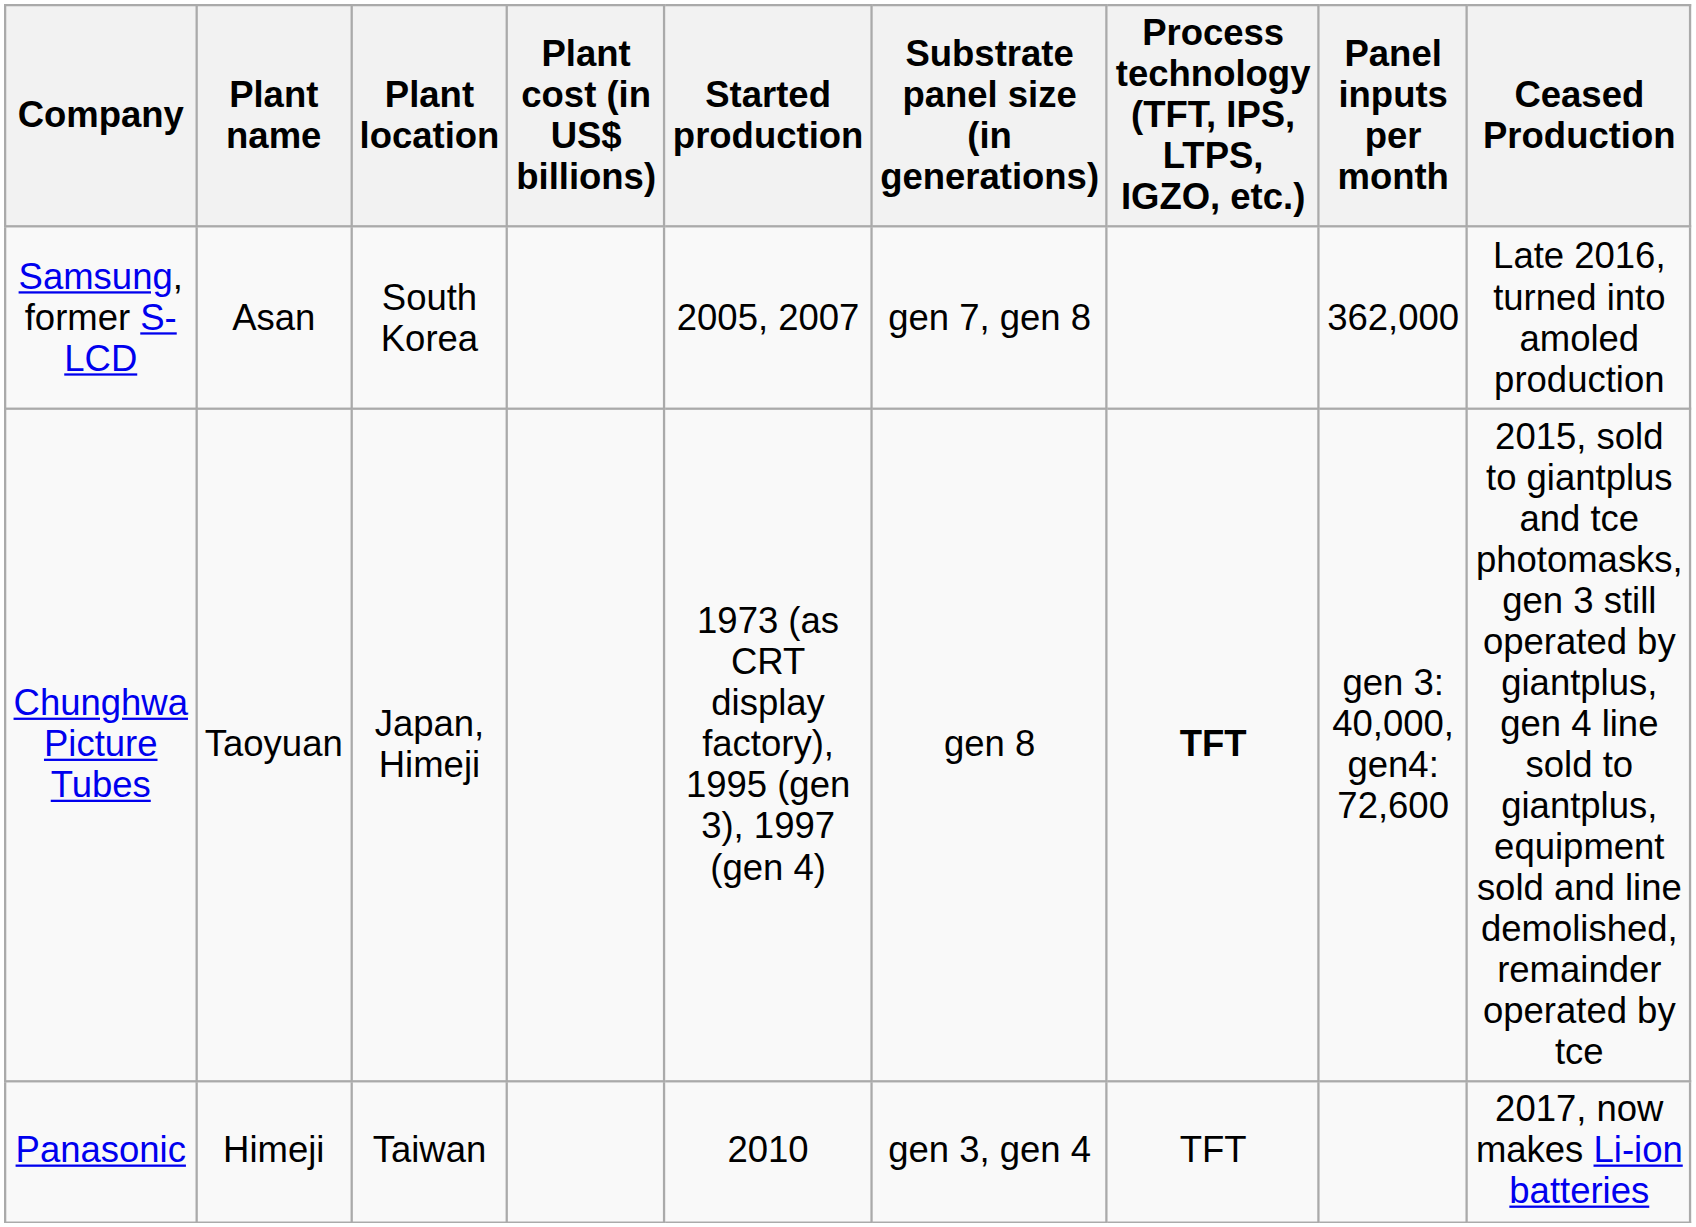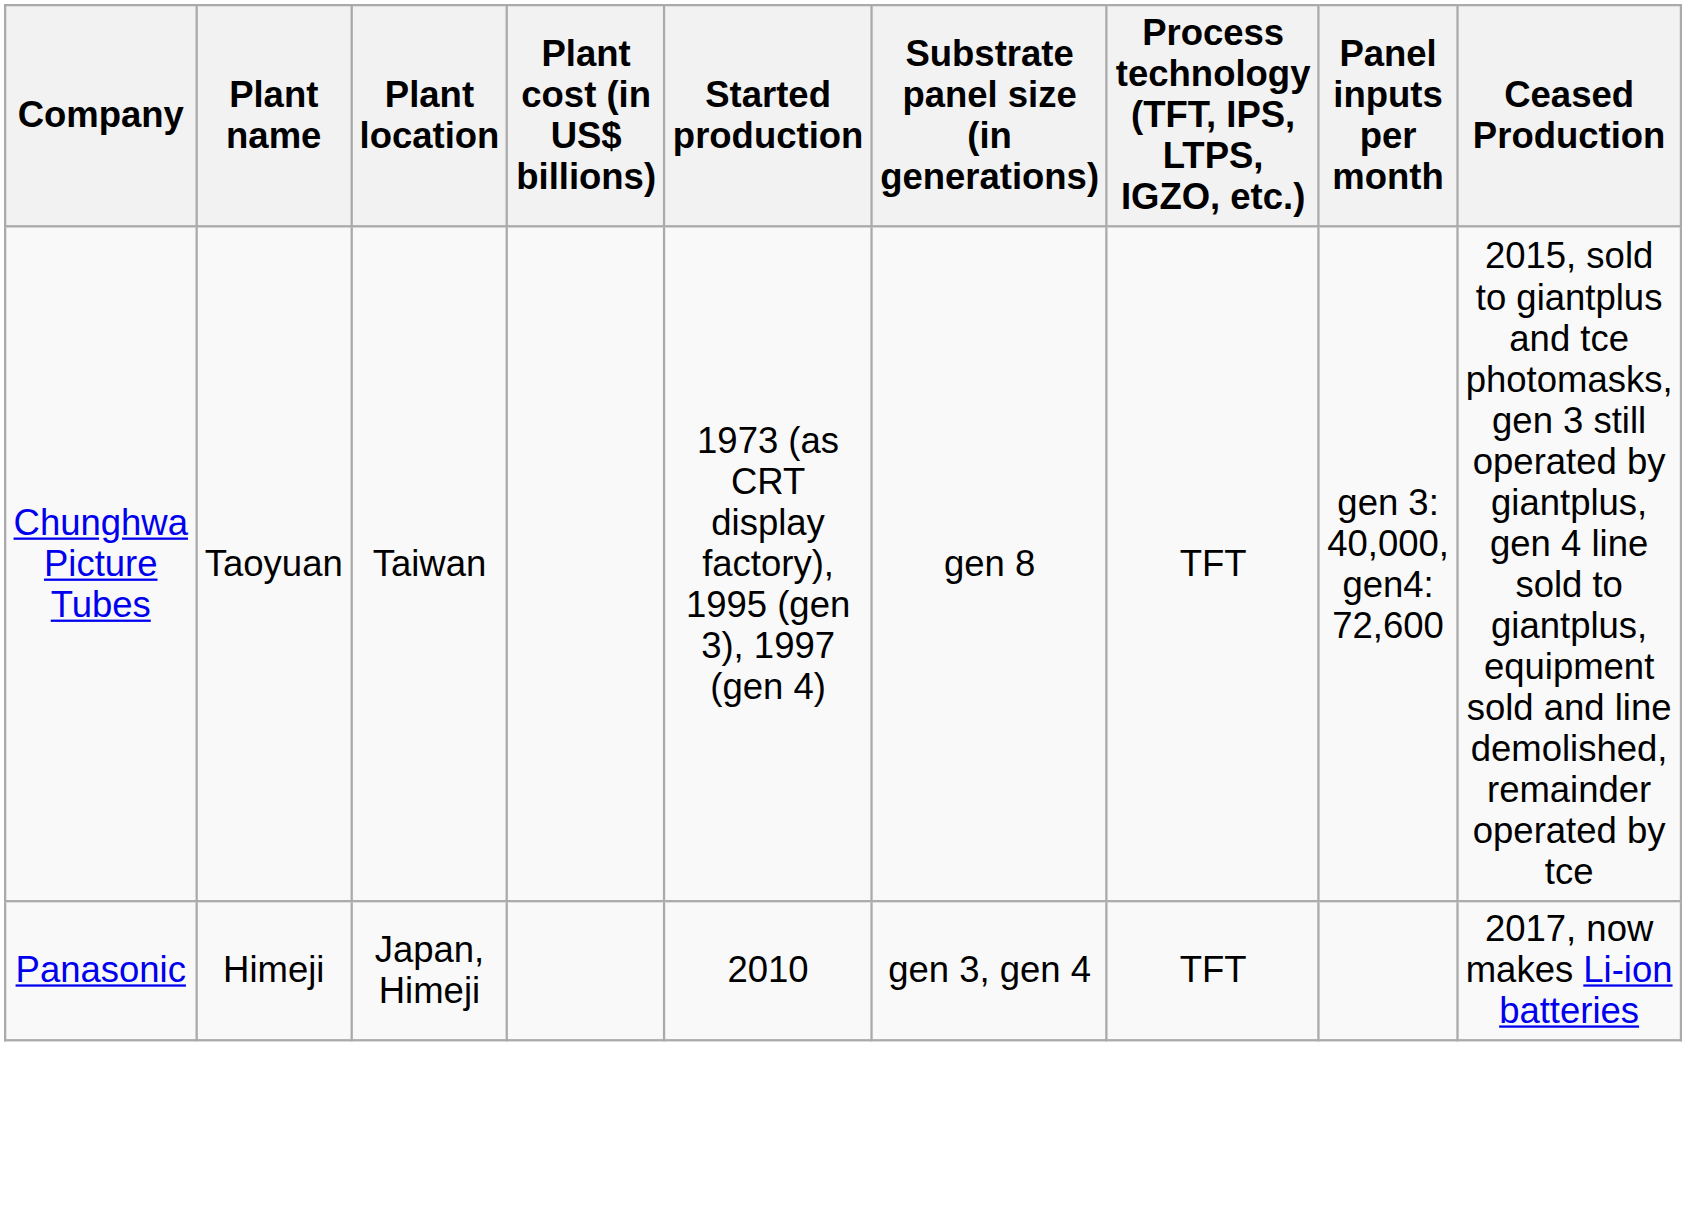- row: (101, 317)
(429, 744) Japan, Himeji -> (429, 563) Taiwan
(1213, 744) bold -> (1213, 563) normal
(429, 1150) Taiwan -> (429, 969) Japan, Himeji
